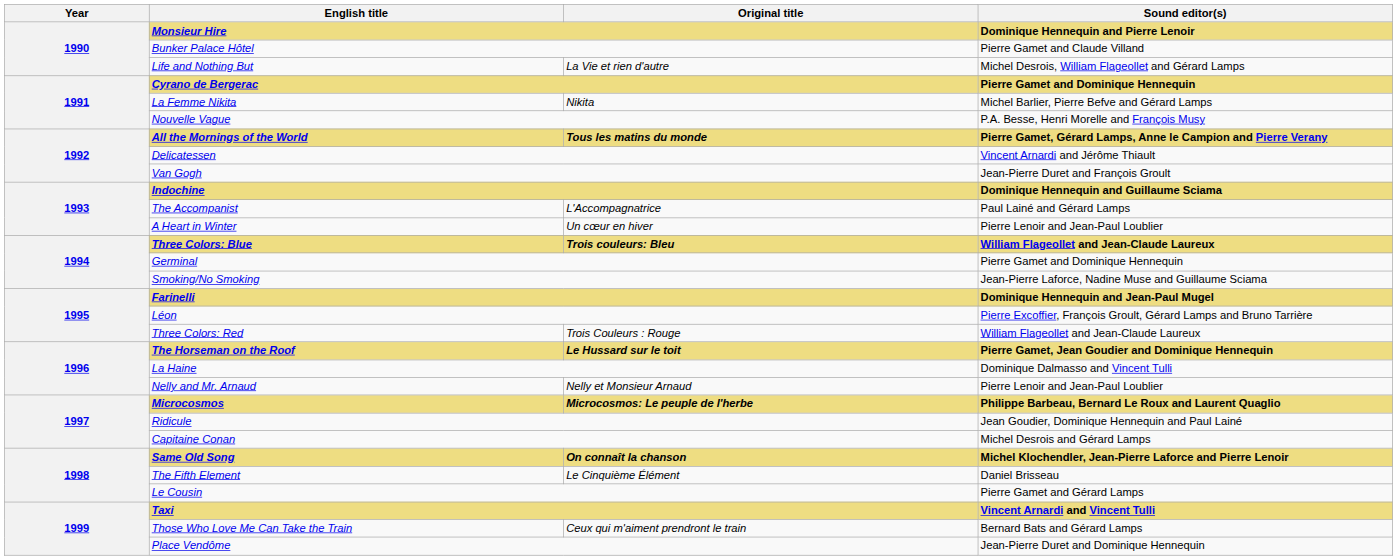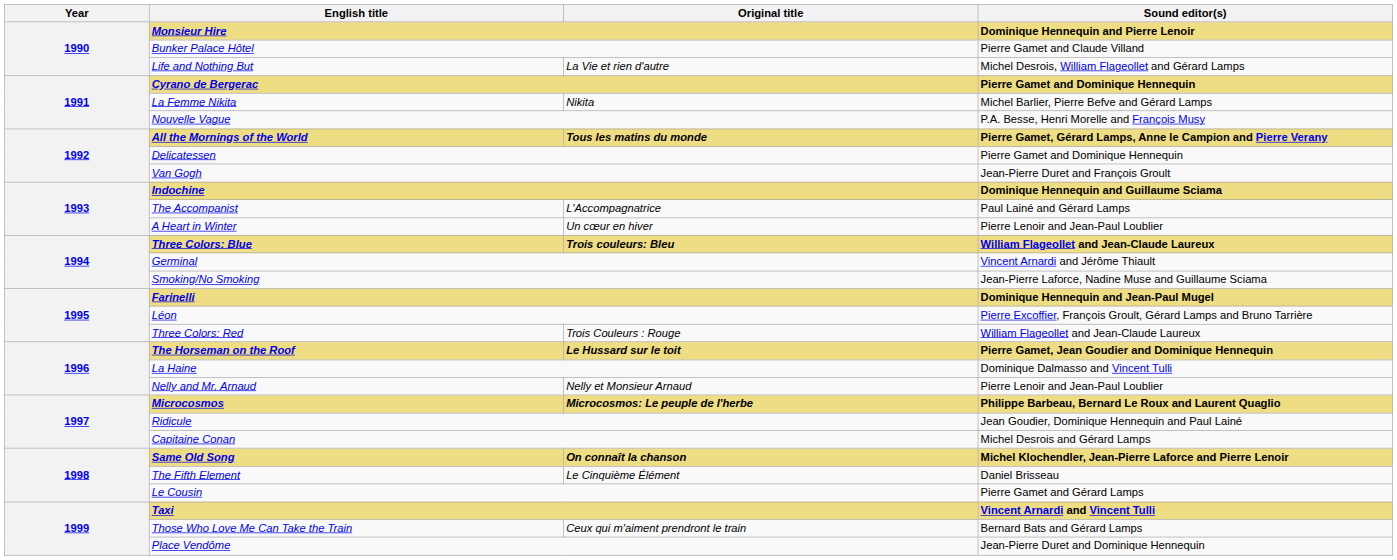(1068, 155) Vincent Arnardi and Jérôme Thiault -> (1082, 155) Pierre Gamet and Dominique Hennequin
(1082, 262) Pierre Gamet and Dominique Hennequin -> (1068, 262) Vincent Arnardi and Jérôme Thiault
